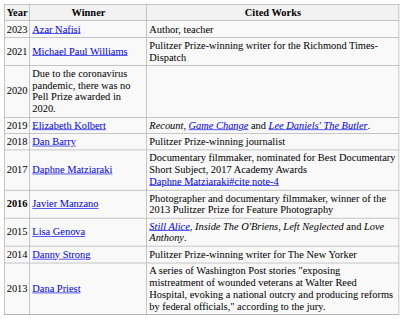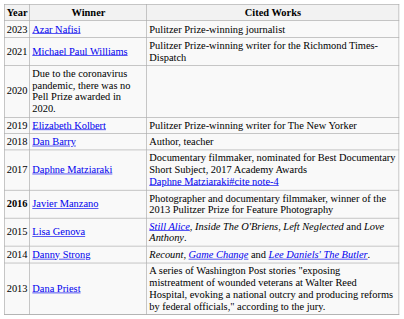(181, 29) Author, teacher -> (217, 29) Pulitzer Prize-winning journalist
(260, 125) Recount, Game Change and Lee Daniels' The Butler. -> (253, 125) Pulitzer Prize-winning writer for The New Yorker
(217, 142) Pulitzer Prize-winning journalist -> (181, 142) Author, teacher
(253, 254) Pulitzer Prize-winning writer for The New Yorker -> (260, 254) Recount, Game Change and Lee Daniels' The Butler.
